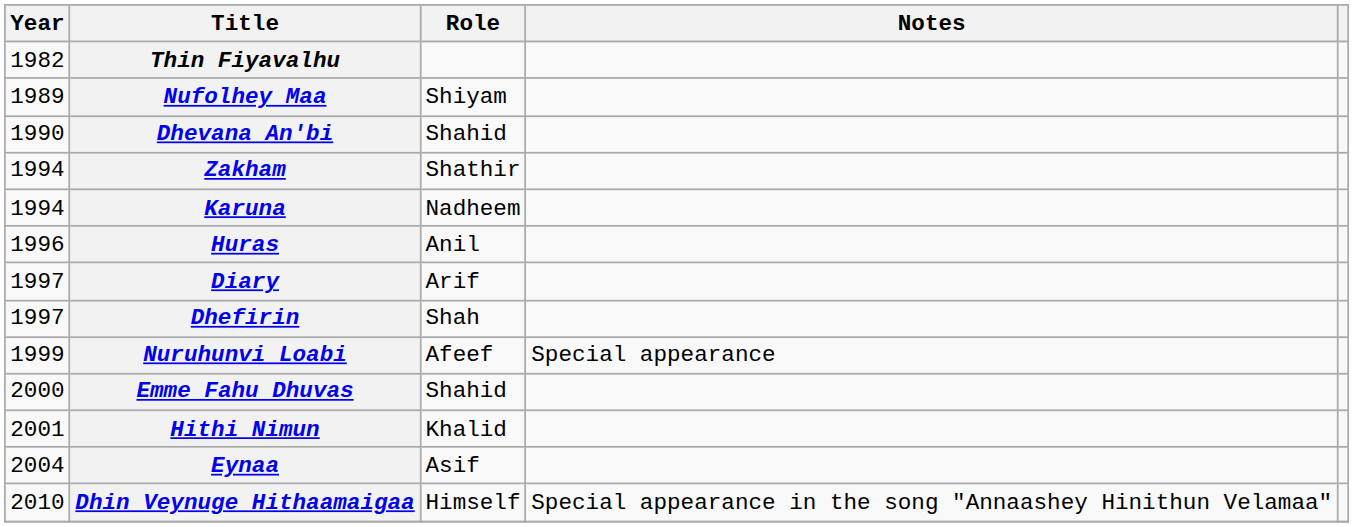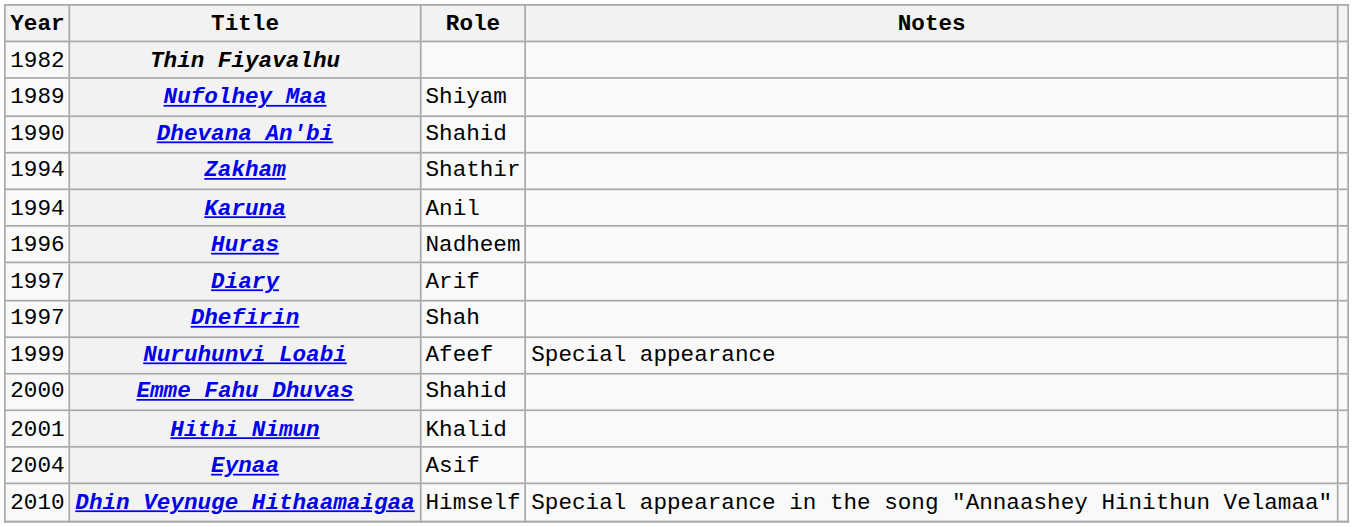(473, 208) Nadheem -> (453, 208) Anil
(453, 245) Anil -> (473, 245) Nadheem
